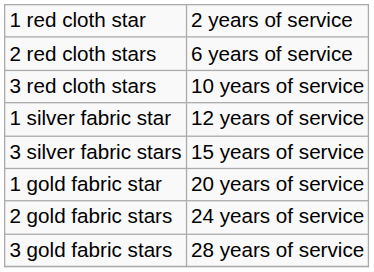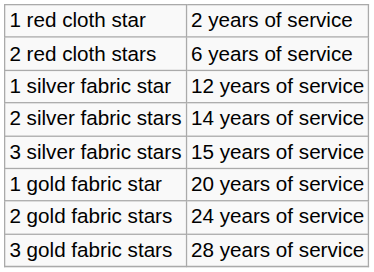- row: (83, 86)
+ row: (95, 119)
